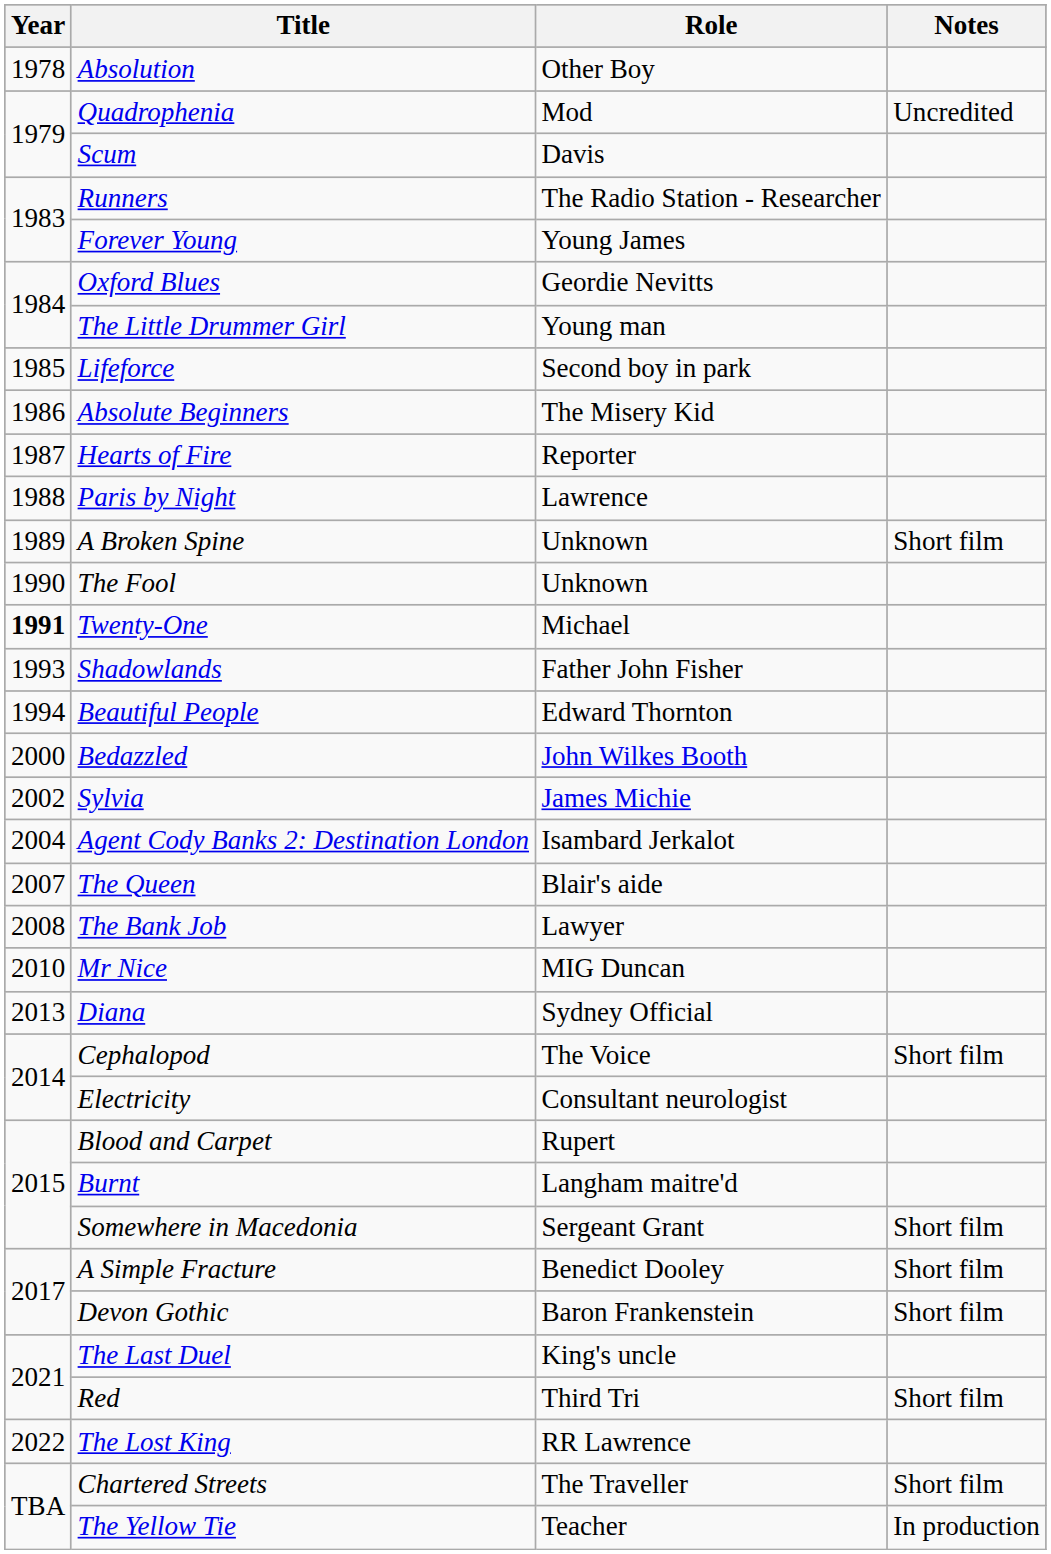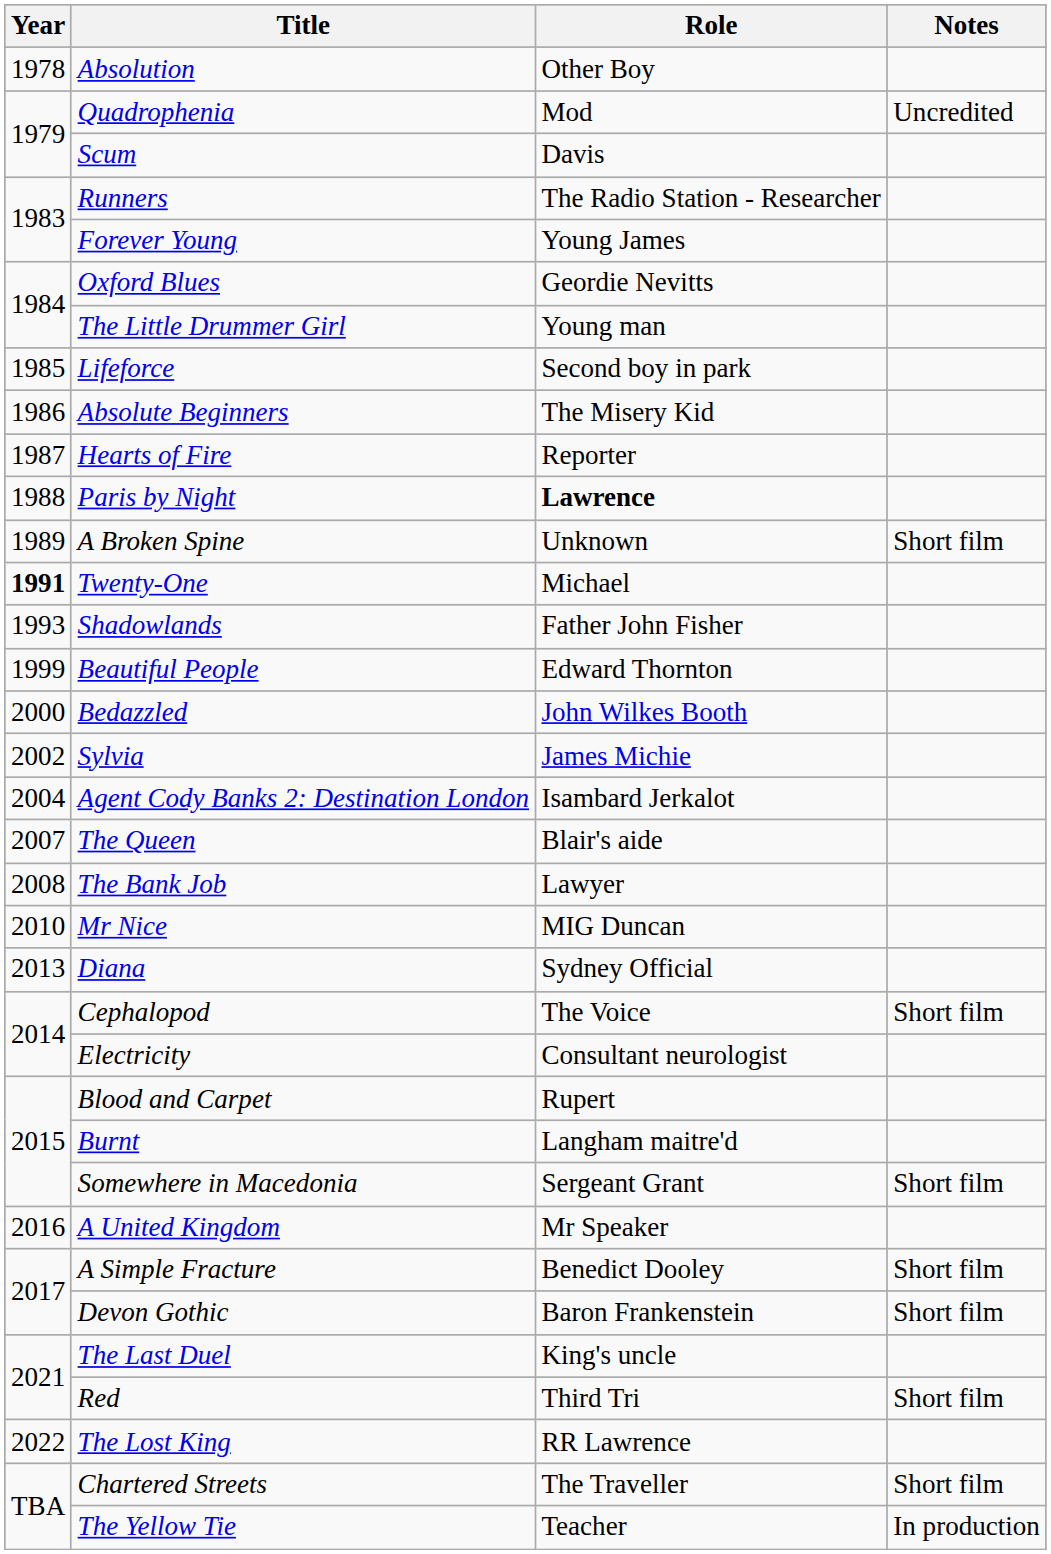(595, 497) normal -> (598, 497) bold
- row: (127, 583)
(38, 712) 1994 -> (38, 669) 1999
+ row: (179, 1226)
